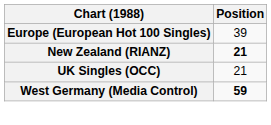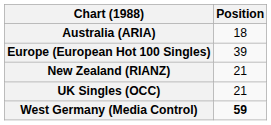+ row: (109, 33)
(240, 52) bold -> (240, 71) normal
